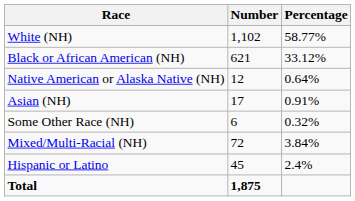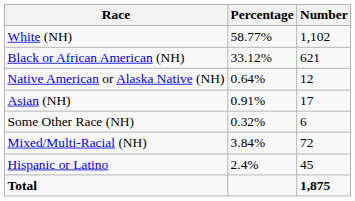columns swapped: (254, 15) <-> (316, 15)
